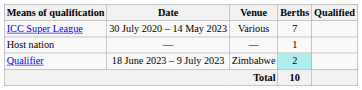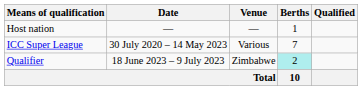rows swapped: (30, 45) <-> (45, 28)
